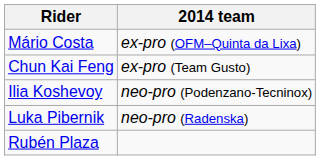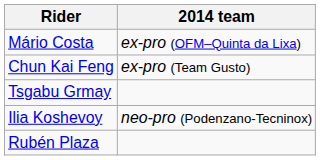+ row: (60, 92)
- row: (56, 117)
